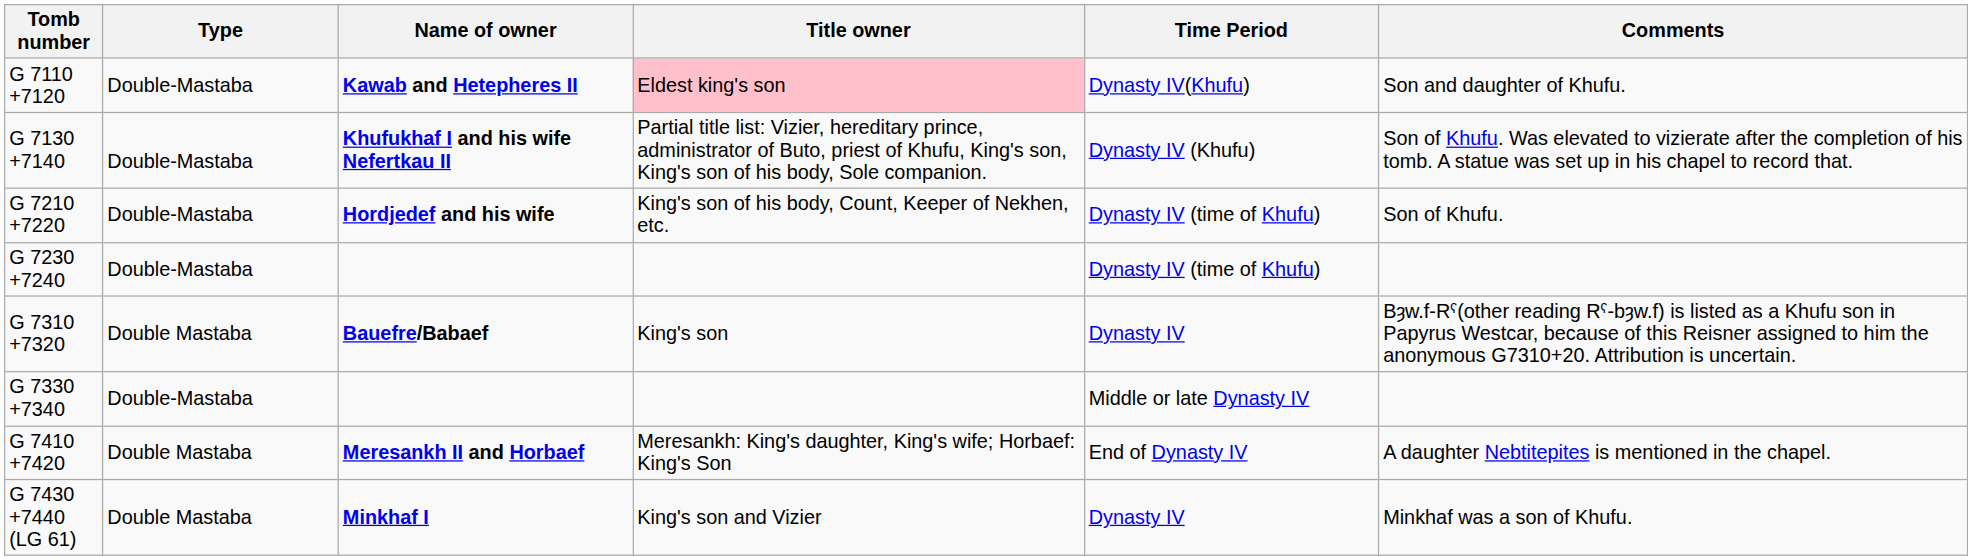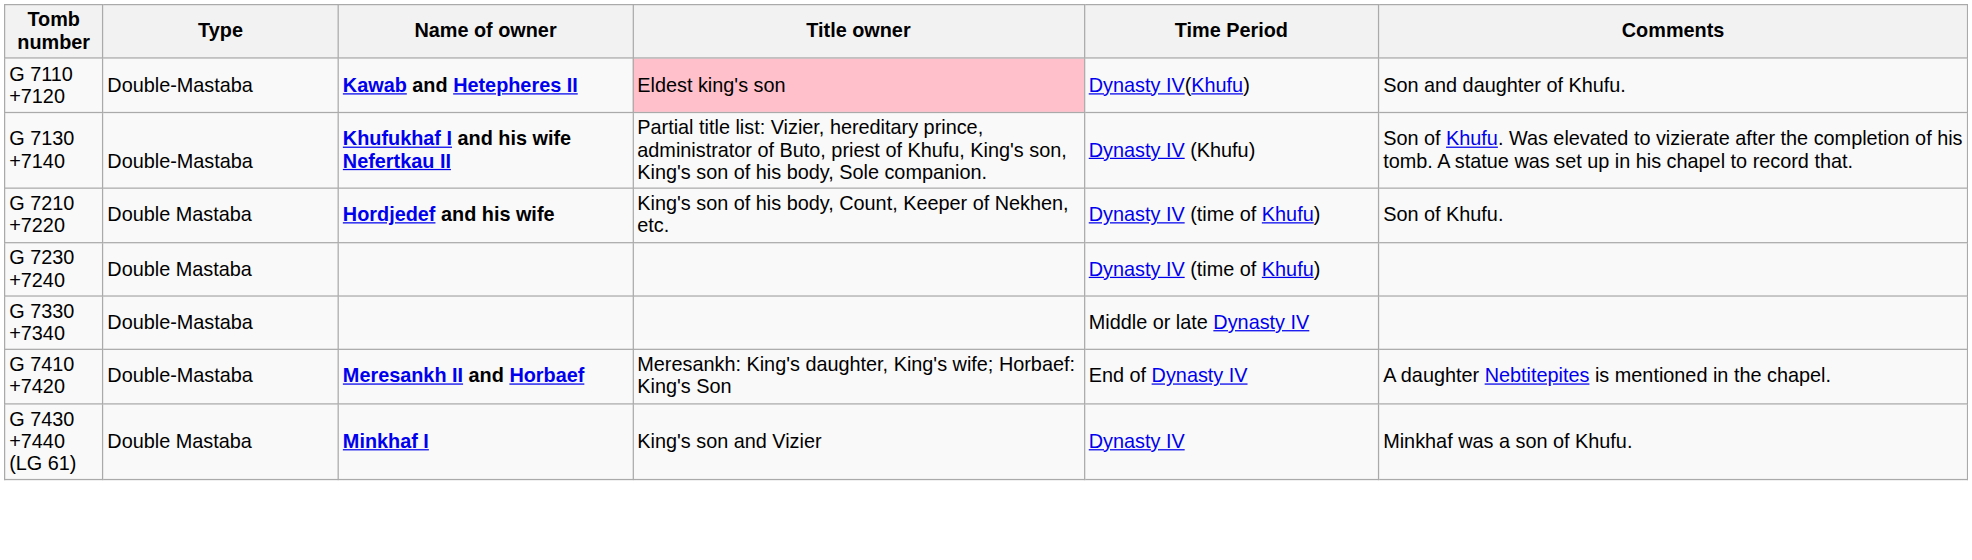(180, 215) Double-Mastaba -> (180, 215) Double Mastaba
(180, 268) Double-Mastaba -> (180, 268) Double Mastaba
- row: (42, 333)
(180, 452) Double Mastaba -> (180, 376) Double-Mastaba
